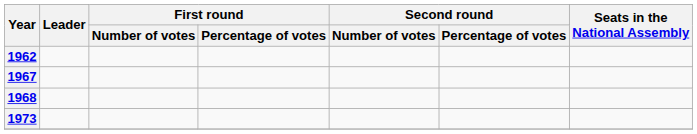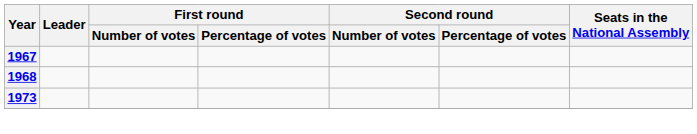- row: (22, 56)
